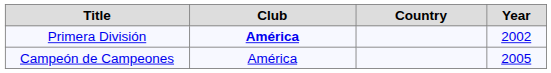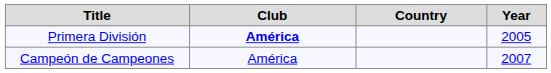(516, 36) 2002 -> (516, 36) 2005
(516, 58) 2005 -> (516, 58) 2007
